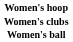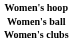rows swapped: (36, 35) <-> (36, 21)
